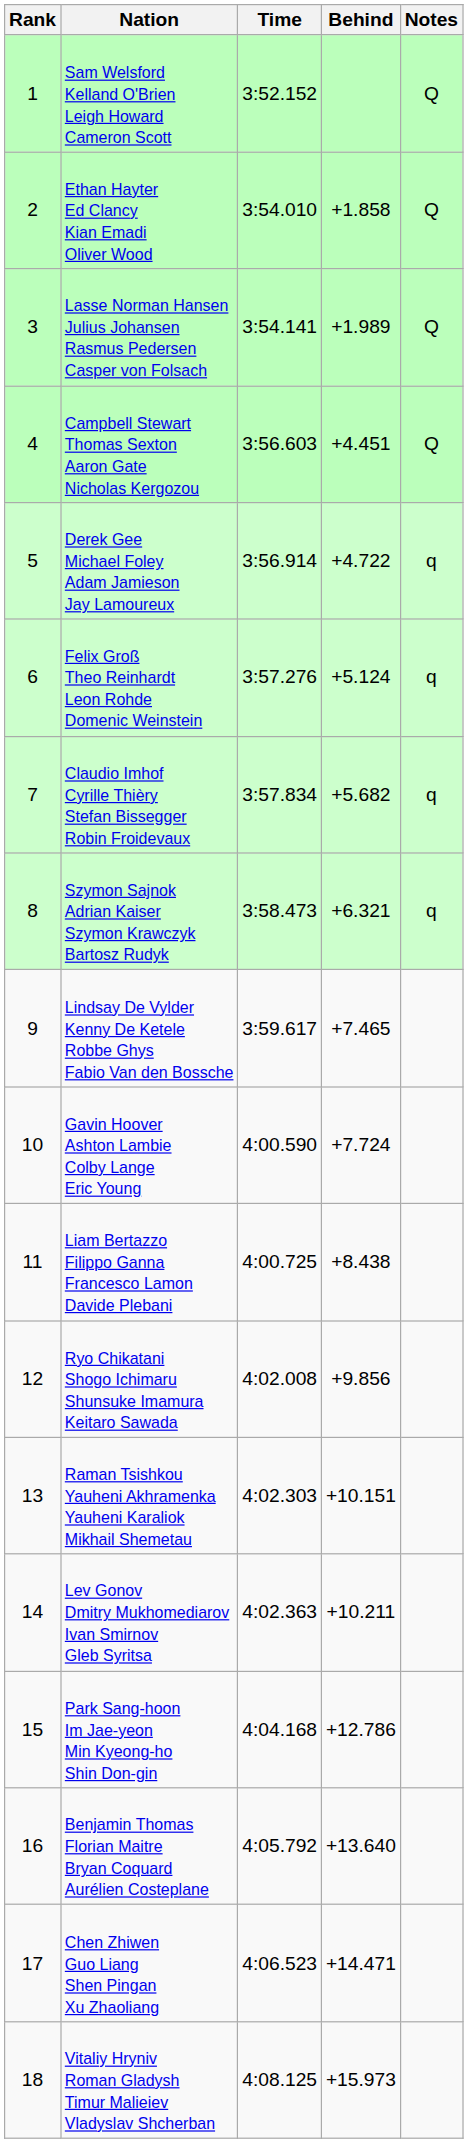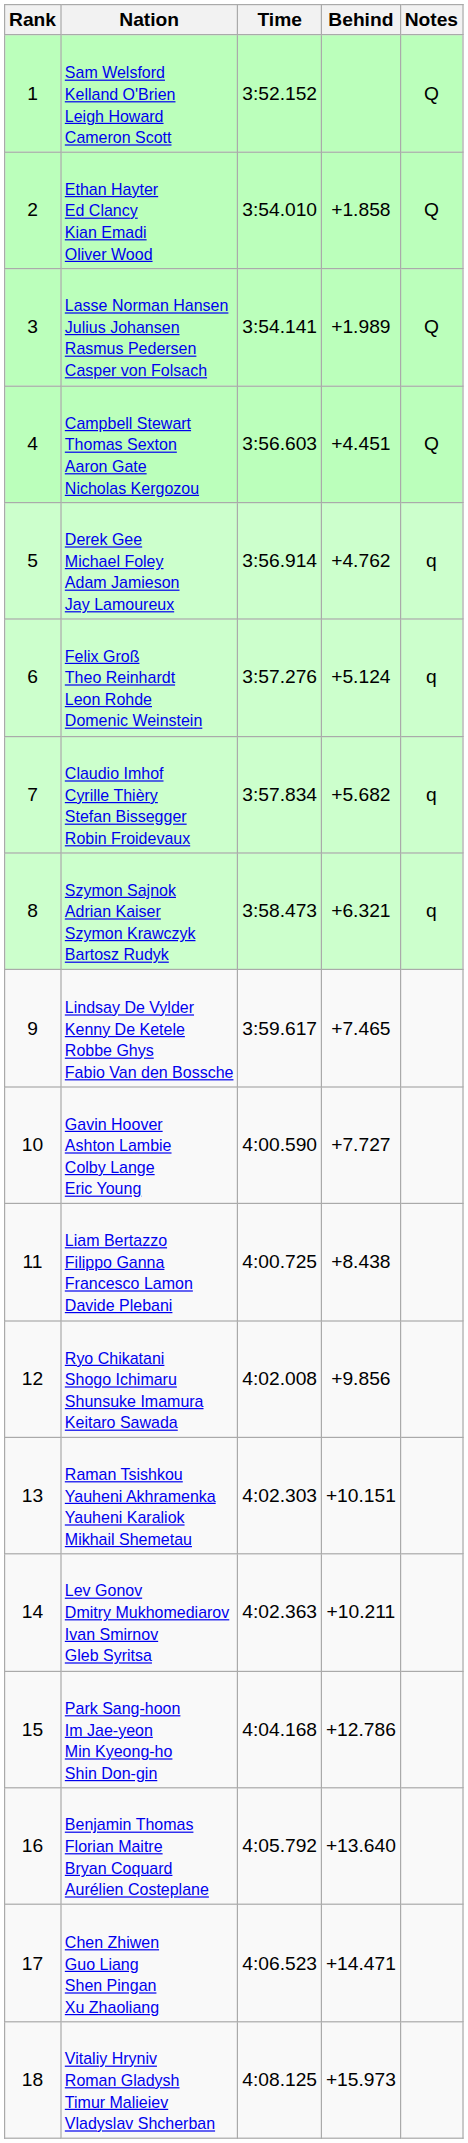(361, 560) +4.722 -> (361, 560) +4.762
(361, 1145) +7.724 -> (361, 1145) +7.727
